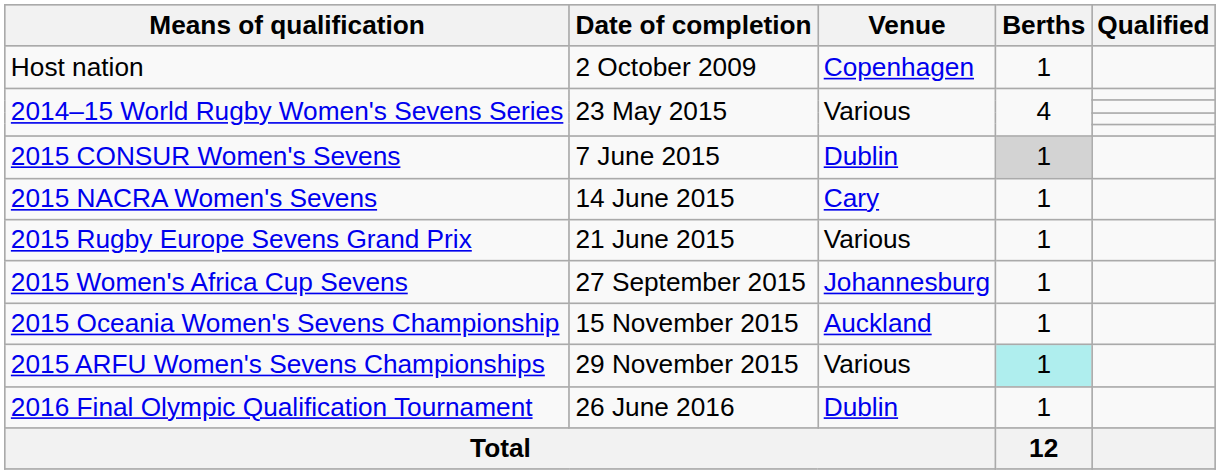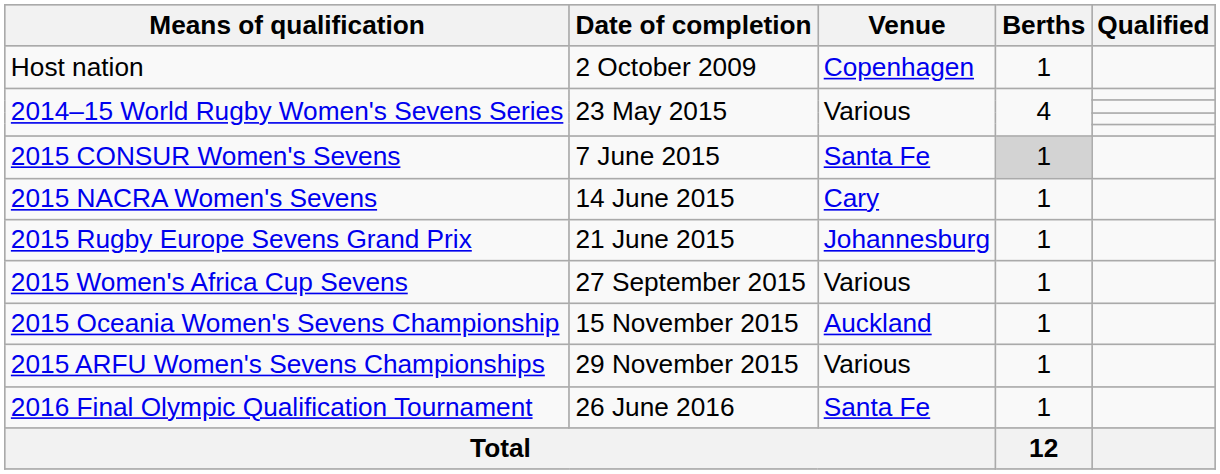(861, 156) Dublin -> (877, 156) Santa Fe
(867, 240) Various -> (907, 240) Johannesburg
(907, 281) Johannesburg -> (867, 281) Various
(1044, 364) paleturquoise background -> (1044, 364) no background
(861, 406) Dublin -> (877, 406) Santa Fe
